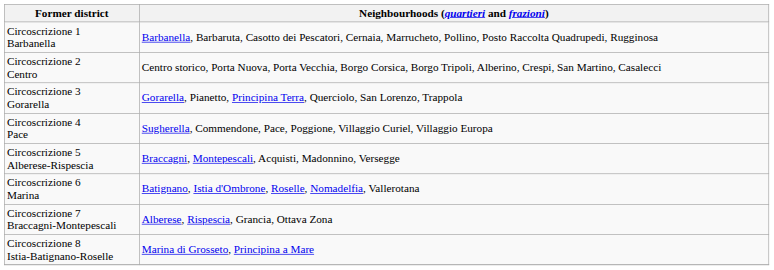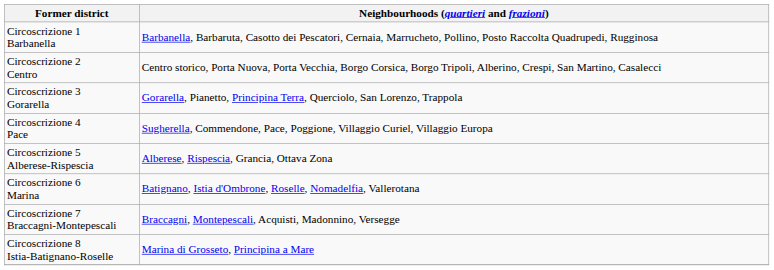(271, 158) Braccagni, Montepescali, Acquisti, Madonnino, Versegge -> (237, 158) Alberese, Rispescia, Grancia, Ottava Zona
(237, 219) Alberese, Rispescia, Grancia, Ottava Zona -> (271, 219) Braccagni, Montepescali, Acquisti, Madonnino, Versegge
